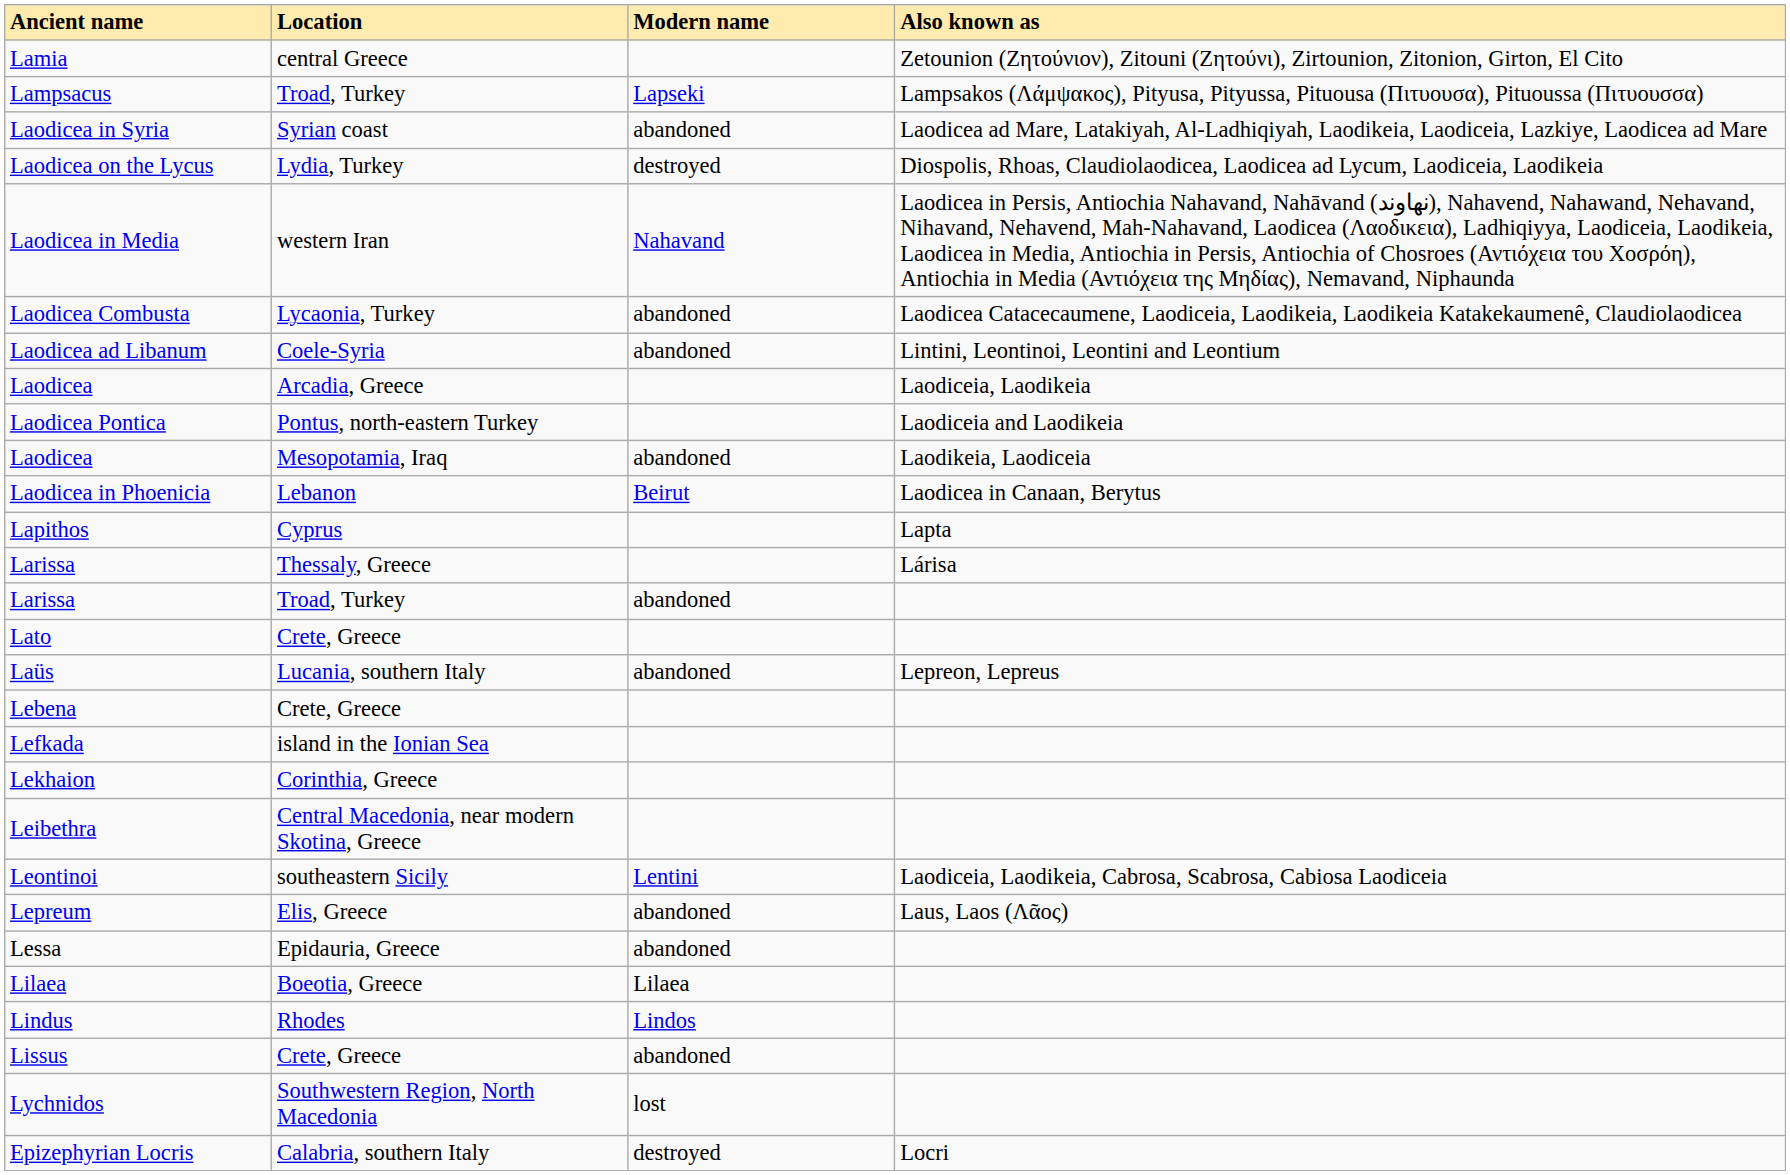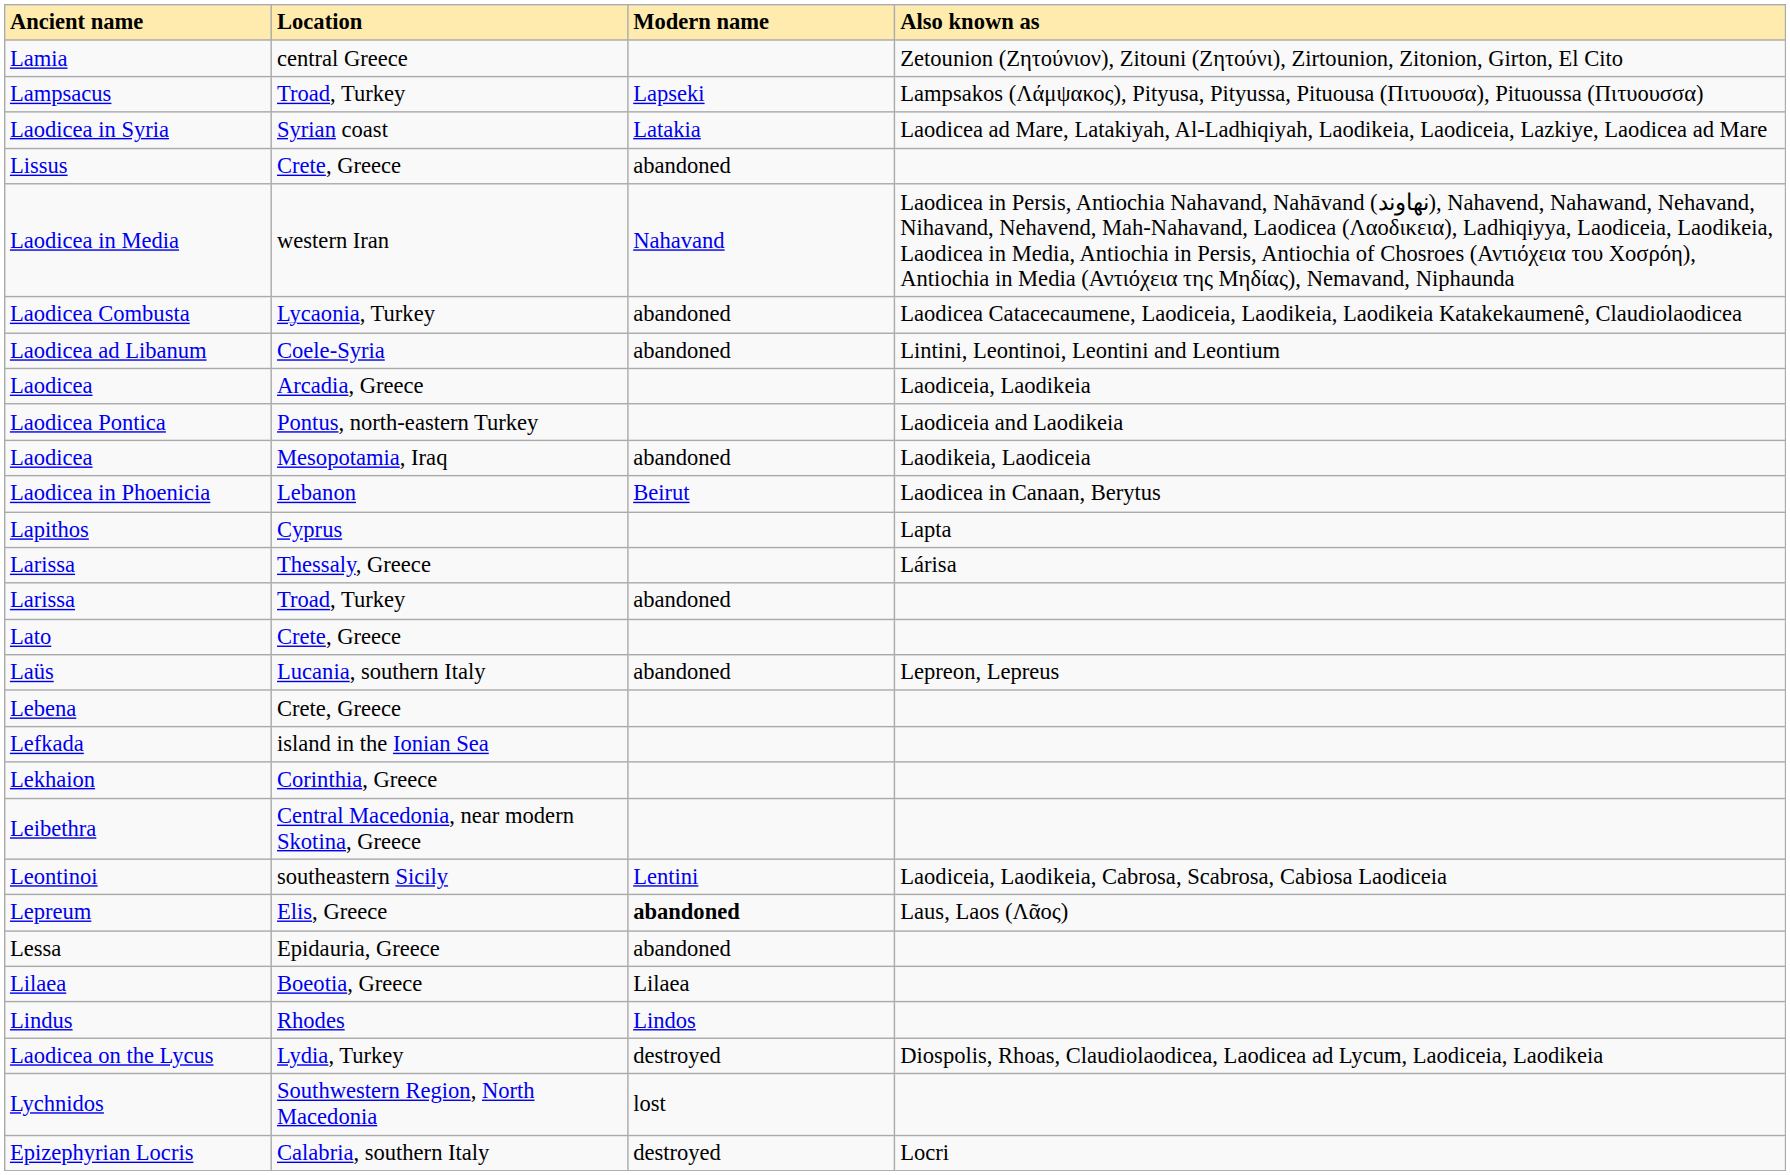(682, 129) abandoned -> (667, 129) Latakia
rows swapped: (112, 165) <-> (39, 1055)
(682, 912) normal -> (686, 912) bold
